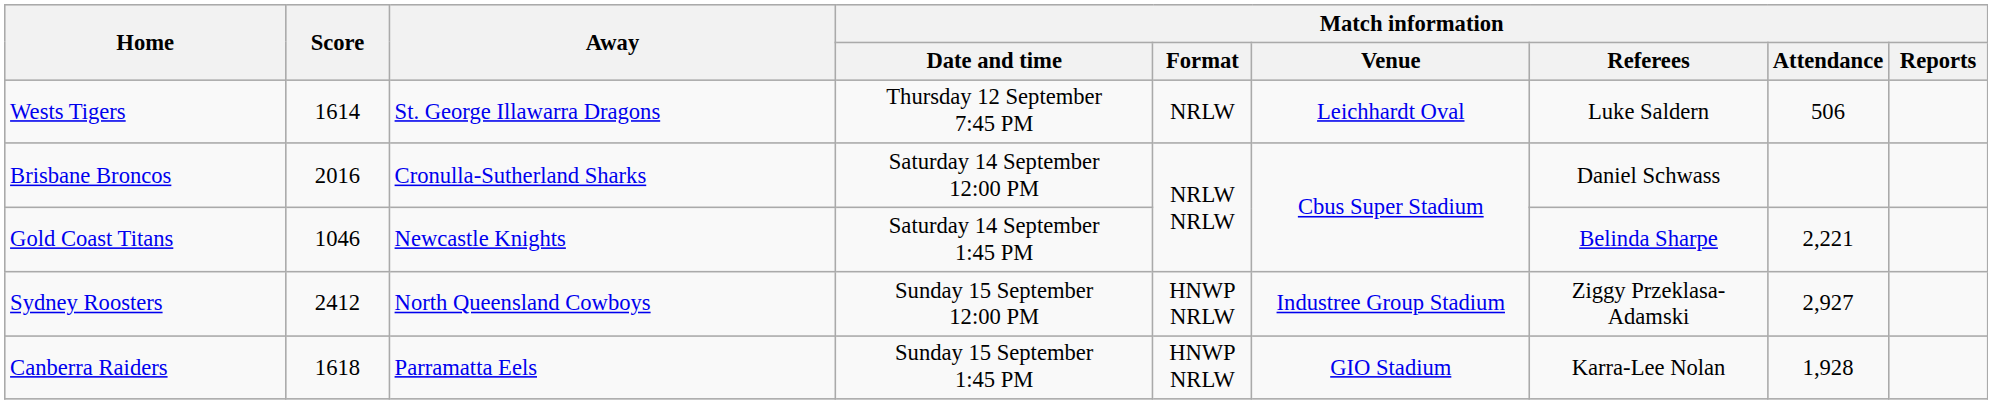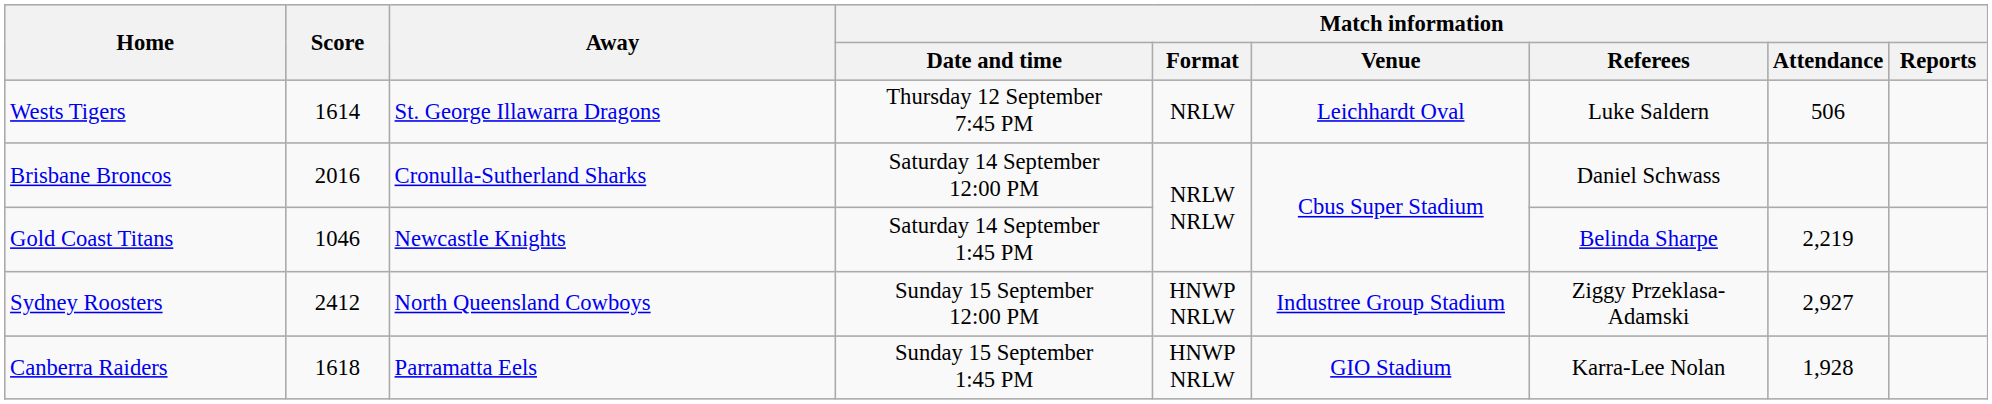(1828, 239) 2,221 -> (1828, 239) 2,219
